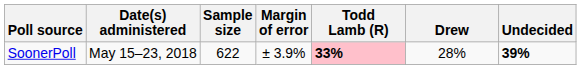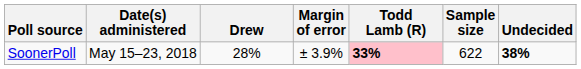columns swapped: (228, 23) <-> (452, 31)
(516, 53) 39% -> (516, 53) 38%
